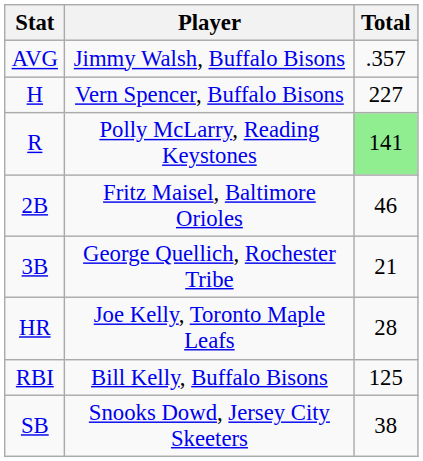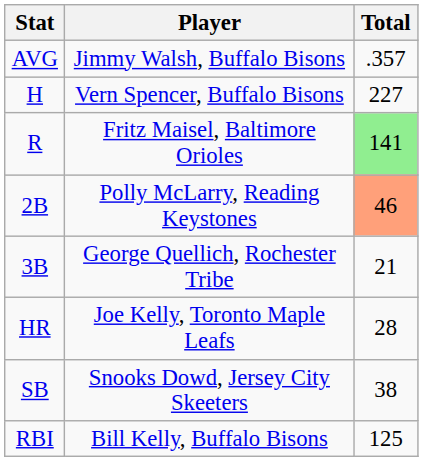(209, 143) Polly McLarry, Reading Keystones -> (209, 143) Fritz Maisel, Baltimore Orioles
(209, 204) Fritz Maisel, Baltimore Orioles -> (209, 204) Polly McLarry, Reading Keystones
(386, 204) no background -> (386, 204) lightsalmon background
rows swapped: (35, 376) <-> (35, 425)
